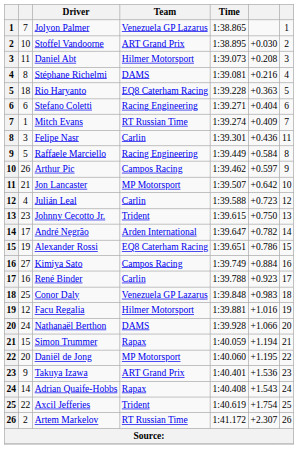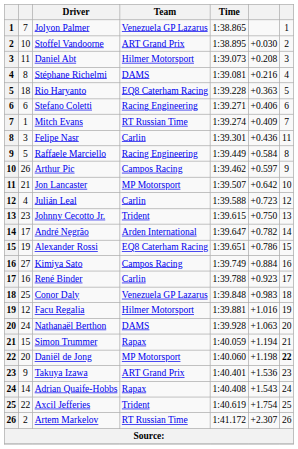(264, 106) +0.404 -> (264, 106) +0.406
(264, 326) +1.066 -> (264, 326) +1.063
(264, 357) +1.195 -> (264, 357) +1.198
(287, 357) normal -> (287, 357) bold
